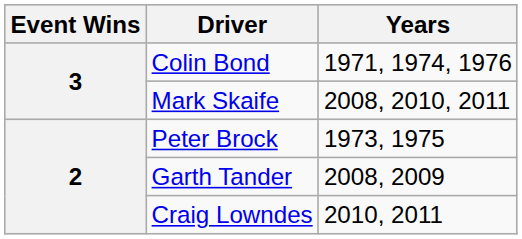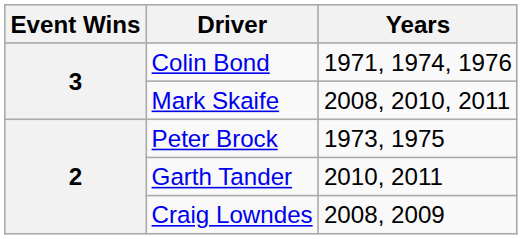(384, 177) 2008, 2009 -> (383, 177) 2010, 2011
(383, 215) 2010, 2011 -> (384, 215) 2008, 2009
